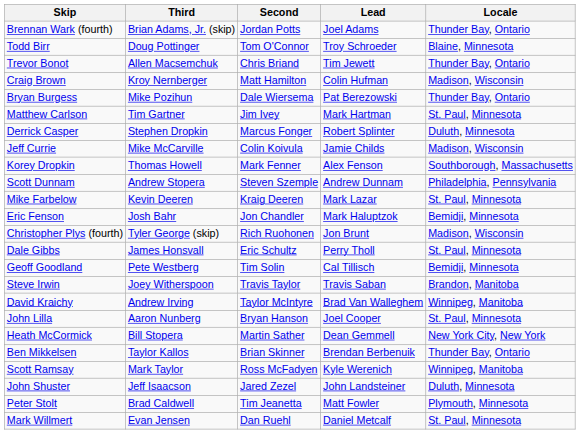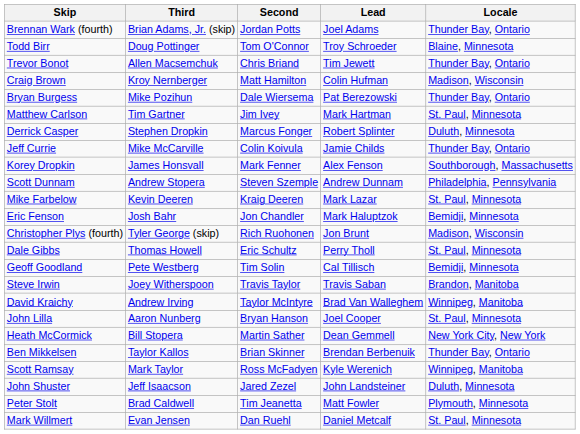(476, 149) Madison, Wisconsin -> (479, 149) Thunder Bay, Ontario
(165, 166) Thomas Howell -> (166, 166) James Honsvall
(166, 251) James Honsvall -> (165, 251) Thomas Howell
